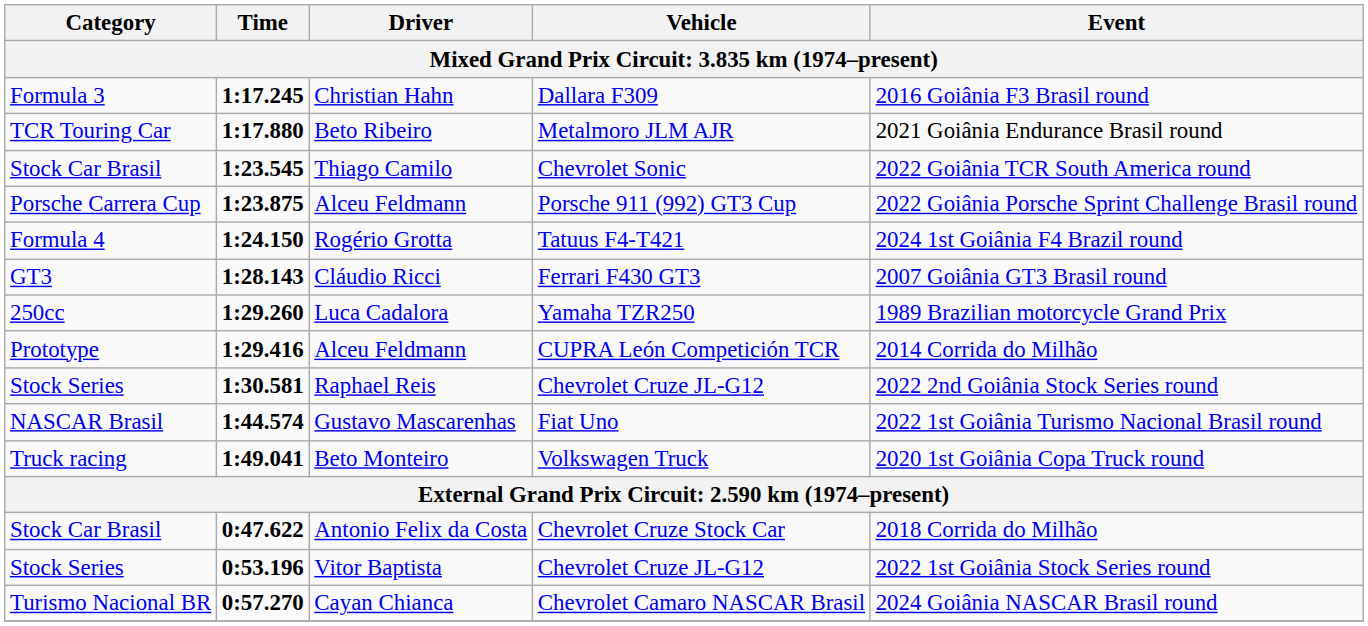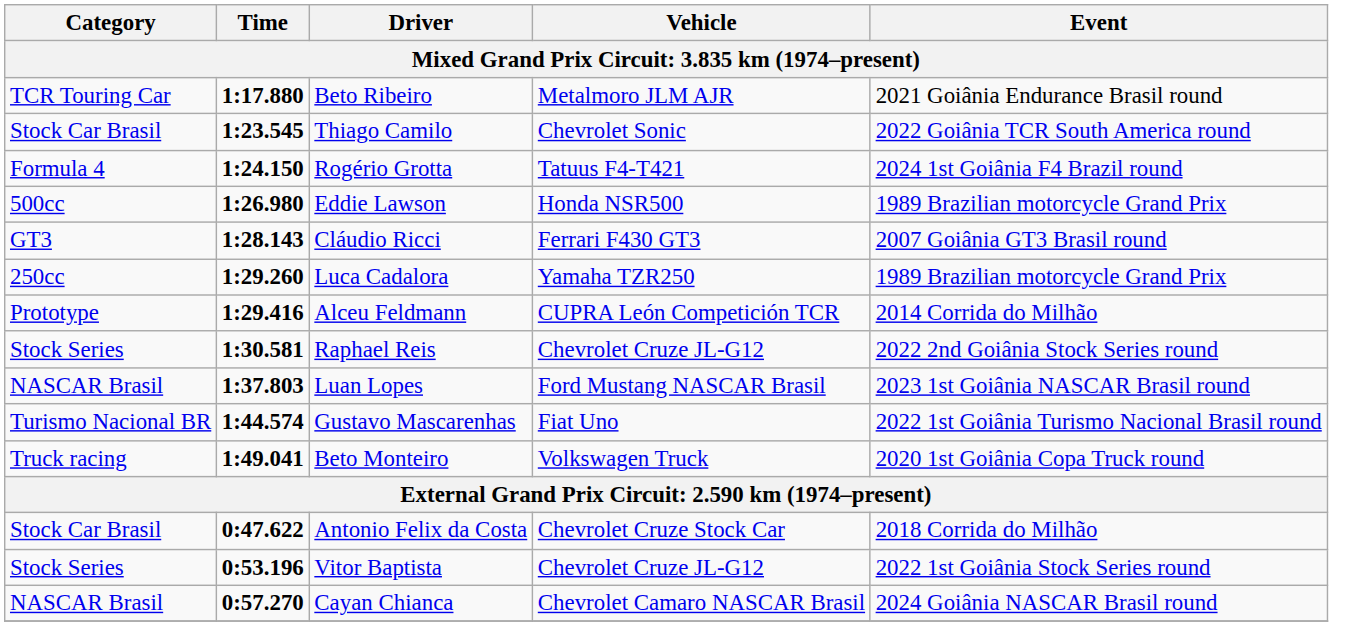- row: (384, 95)
- row: (390, 204)
+ row: (380, 204)
+ row: (369, 385)
(87, 421) NASCAR Brasil -> (111, 421) Turismo Nacional BR
(111, 603) Turismo Nacional BR -> (87, 603) NASCAR Brasil
